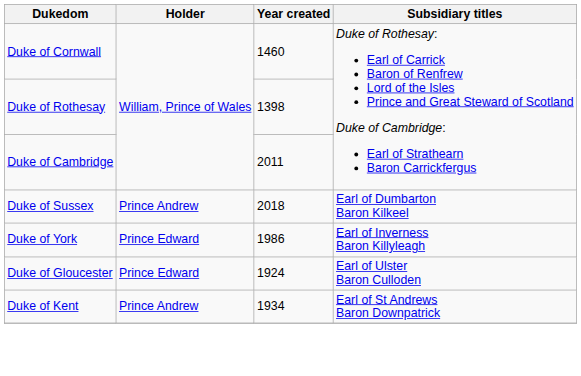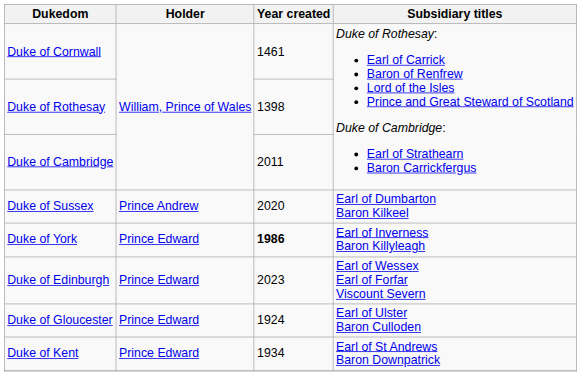(271, 51) 1460 -> (271, 51) 1461
(271, 206) 2018 -> (271, 206) 2020
(271, 239) normal -> (271, 239) bold
+ row: (58, 280)
(159, 306) Prince Andrew -> (159, 354) Prince Edward
